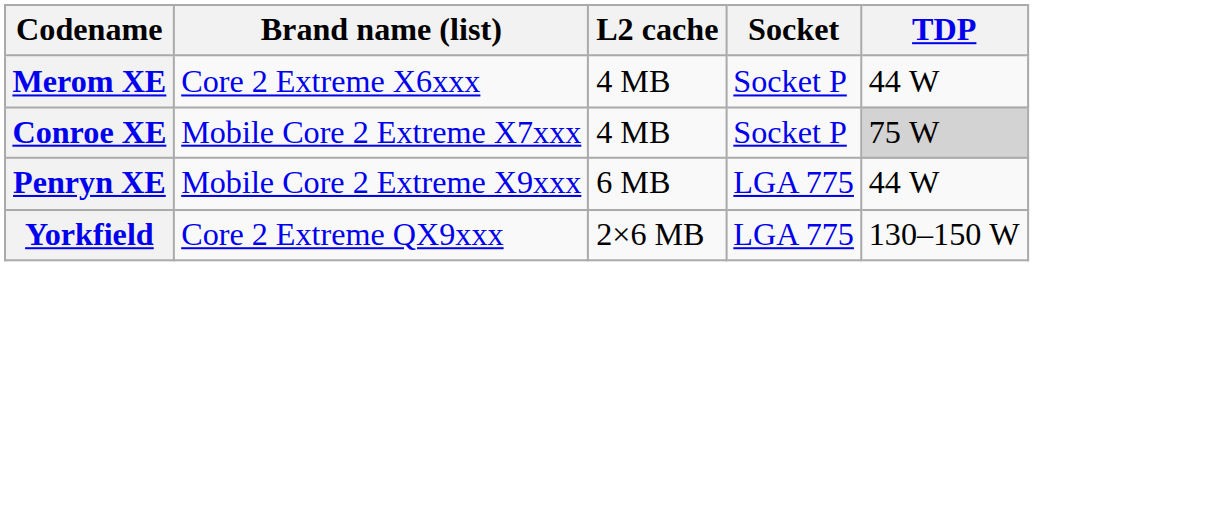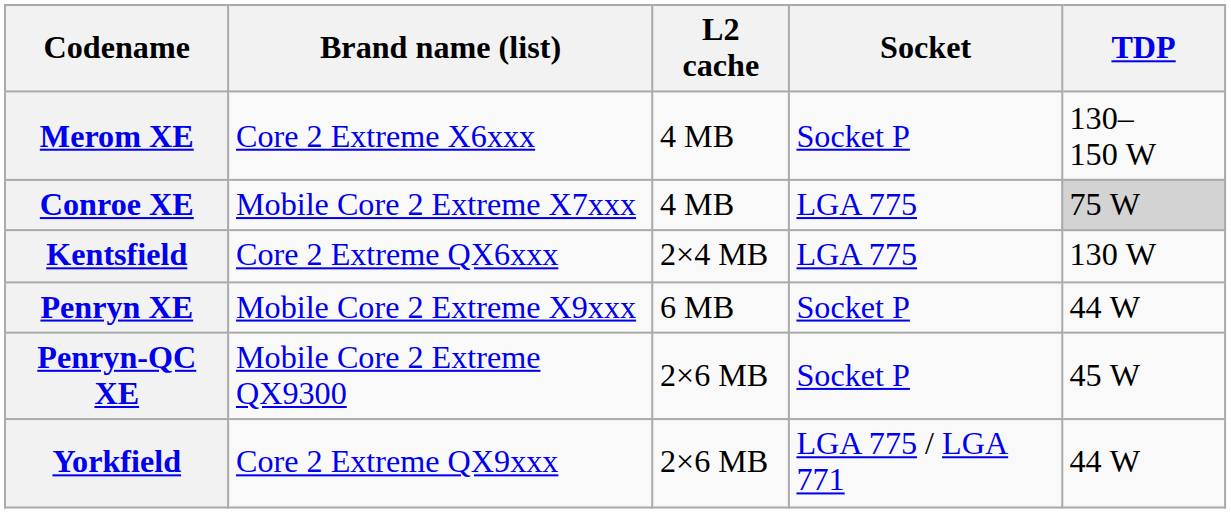(904, 81) 44 W -> (1113, 135) 130–150 W
(790, 132) Socket P -> (857, 204) LGA 775
+ row: (117, 255)
(794, 183) LGA 775 -> (853, 306) Socket P
+ row: (117, 375)
(794, 234) LGA 775 -> (902, 462) LGA 775 / LGA 771
(944, 234) 130–150 W -> (1105, 462) 44 W
